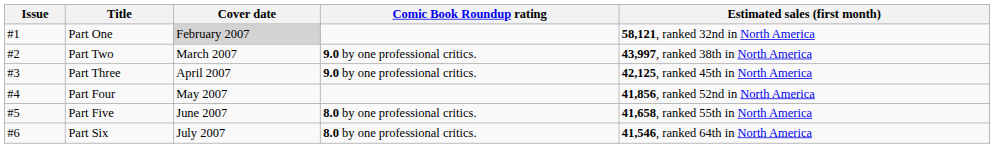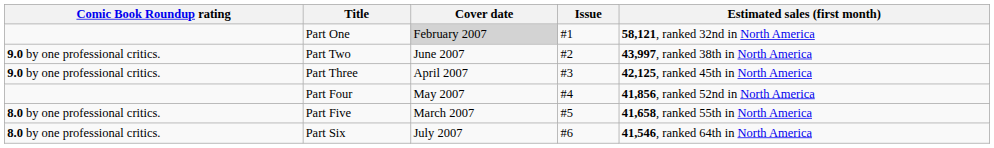columns swapped: (35, 14) <-> (470, 14)
(207, 53) March 2007 -> (439, 53) June 2007
(202, 113) June 2007 -> (444, 113) March 2007
